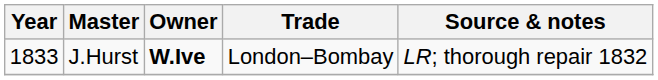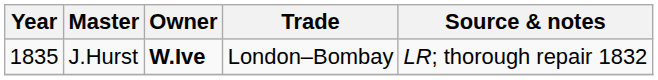(34, 56) 1833 -> (34, 56) 1835
